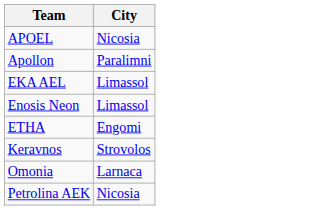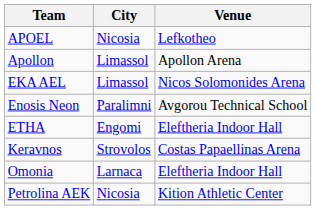+ column: (233, 15)
(124, 60) Paralimni -> (123, 60) Limassol
(123, 104) Limassol -> (124, 104) Paralimni
